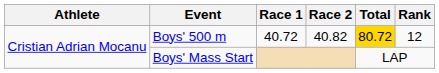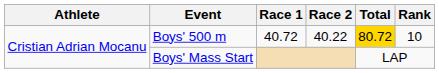(330, 36) 40.82 -> (330, 36) 40.22
(415, 36) 12 -> (415, 36) 10
